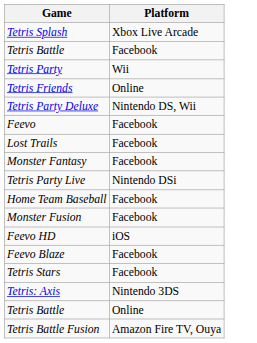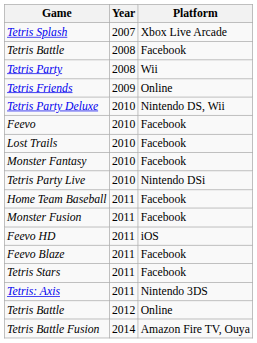+ column: (124, 13)
